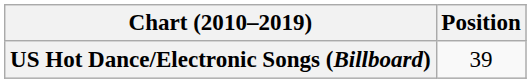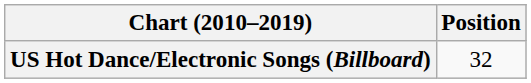(481, 59) 39 -> (481, 59) 32
